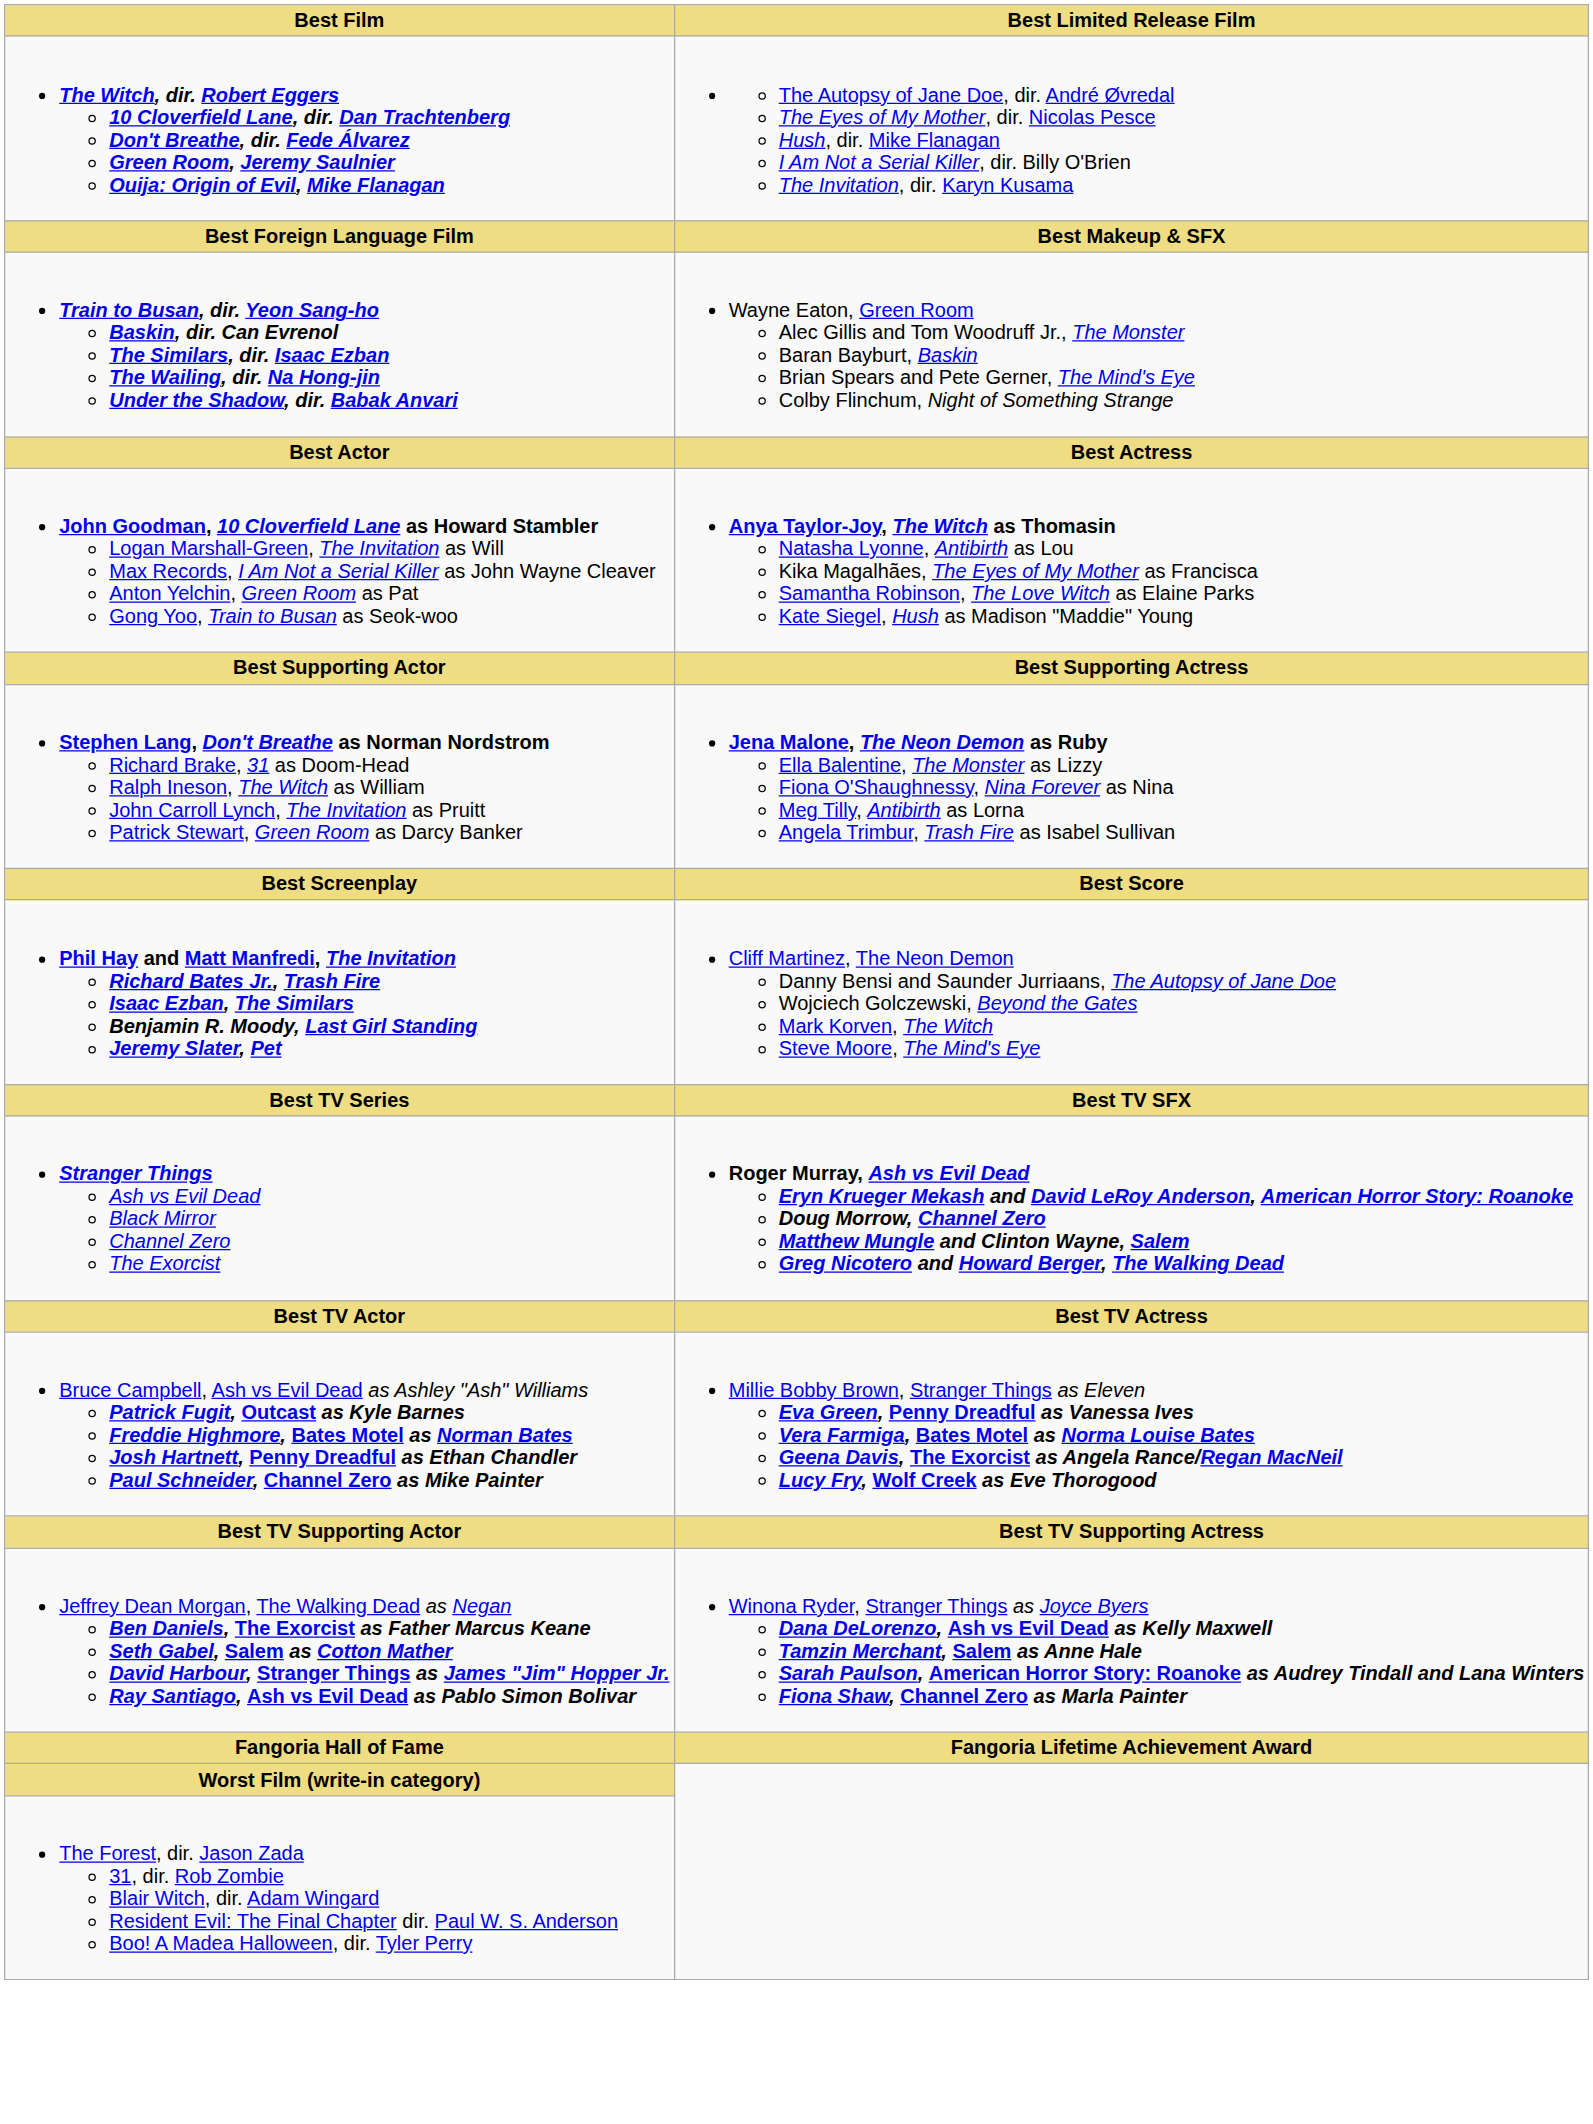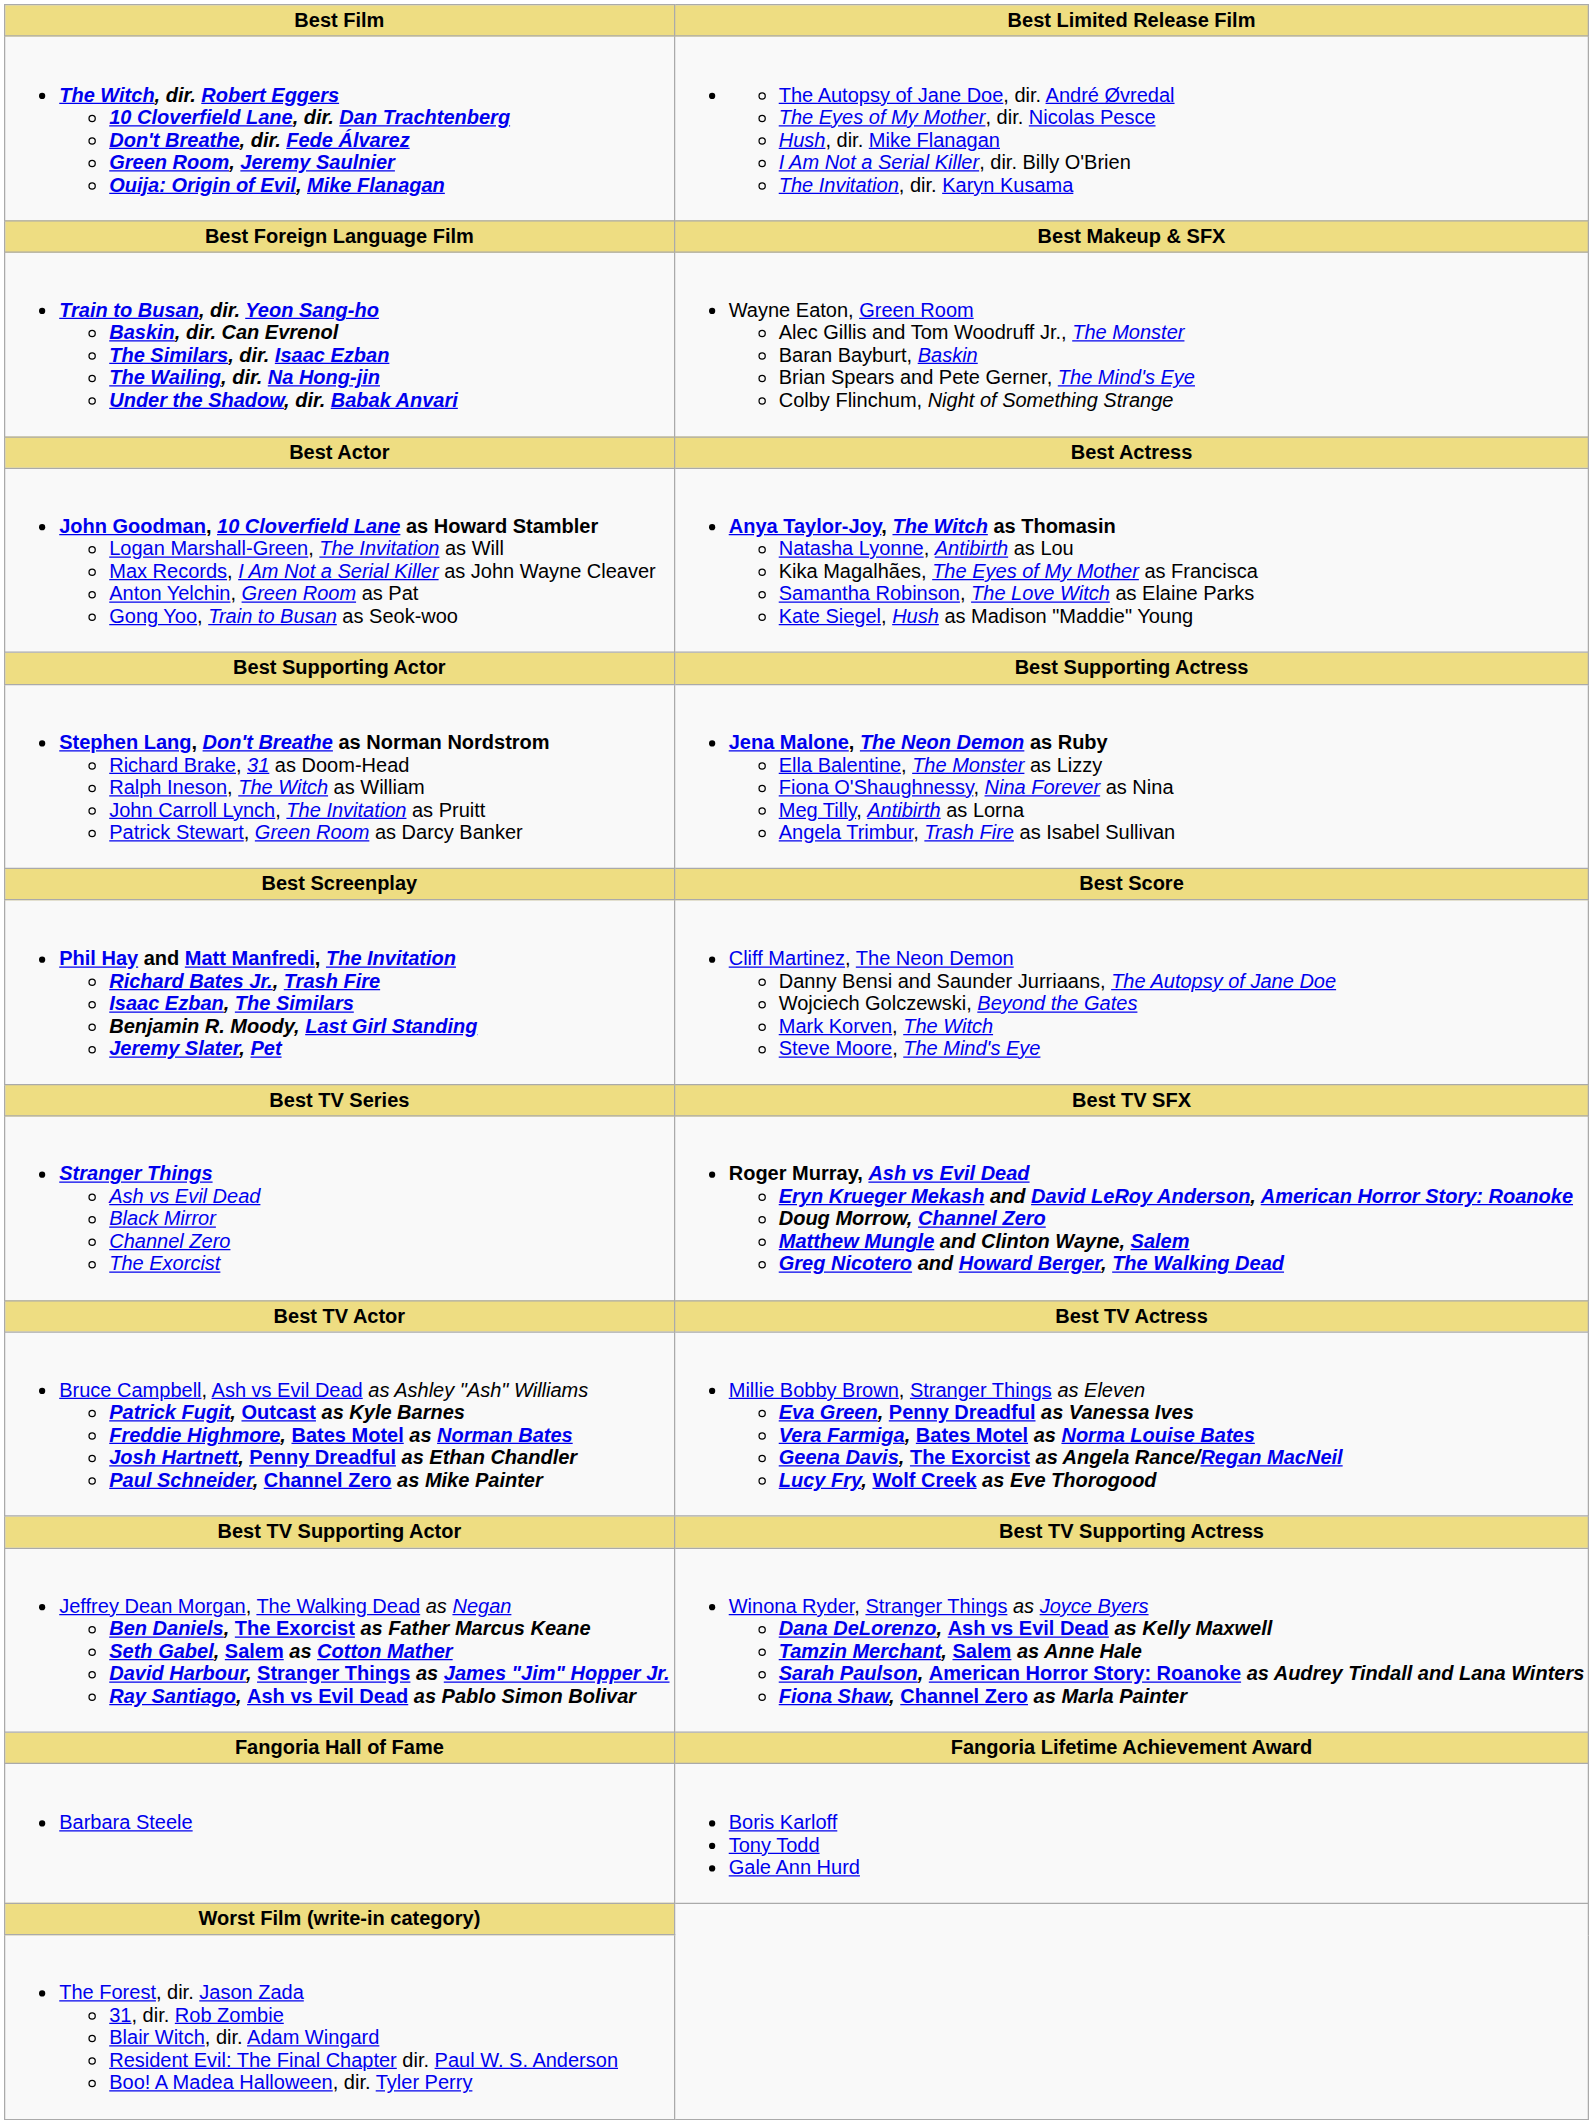+ row: (339, 1822)
